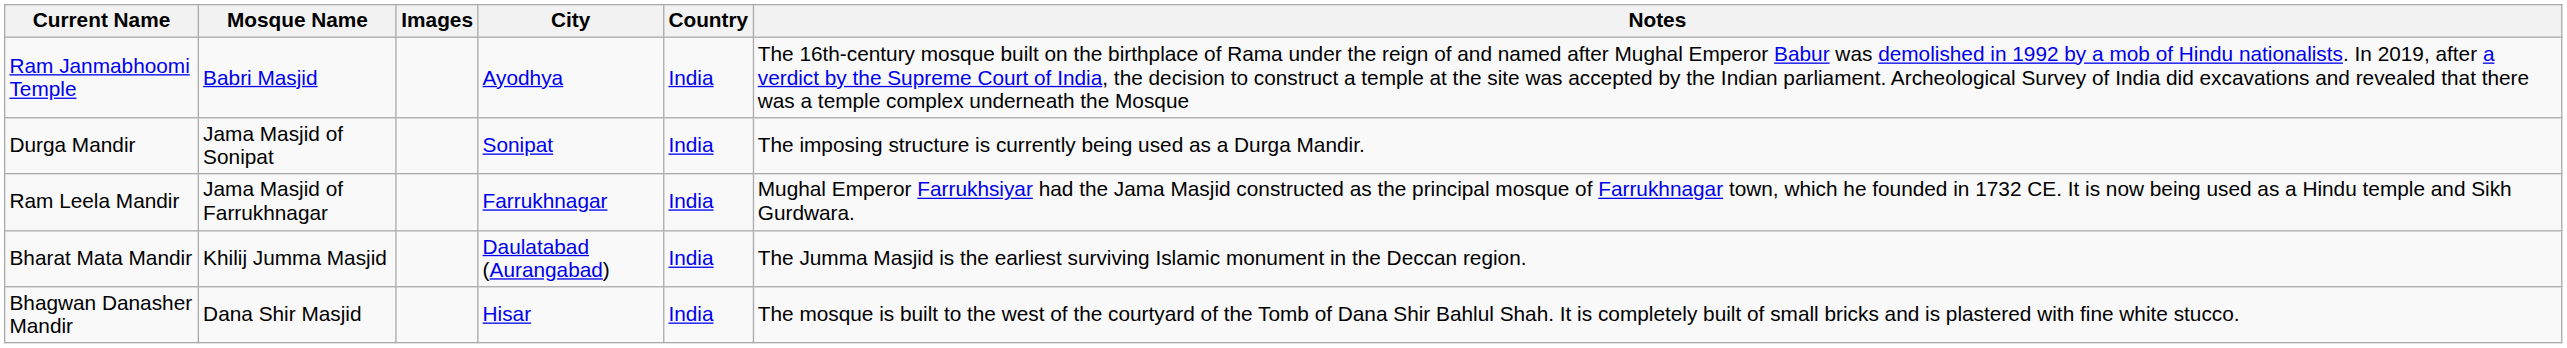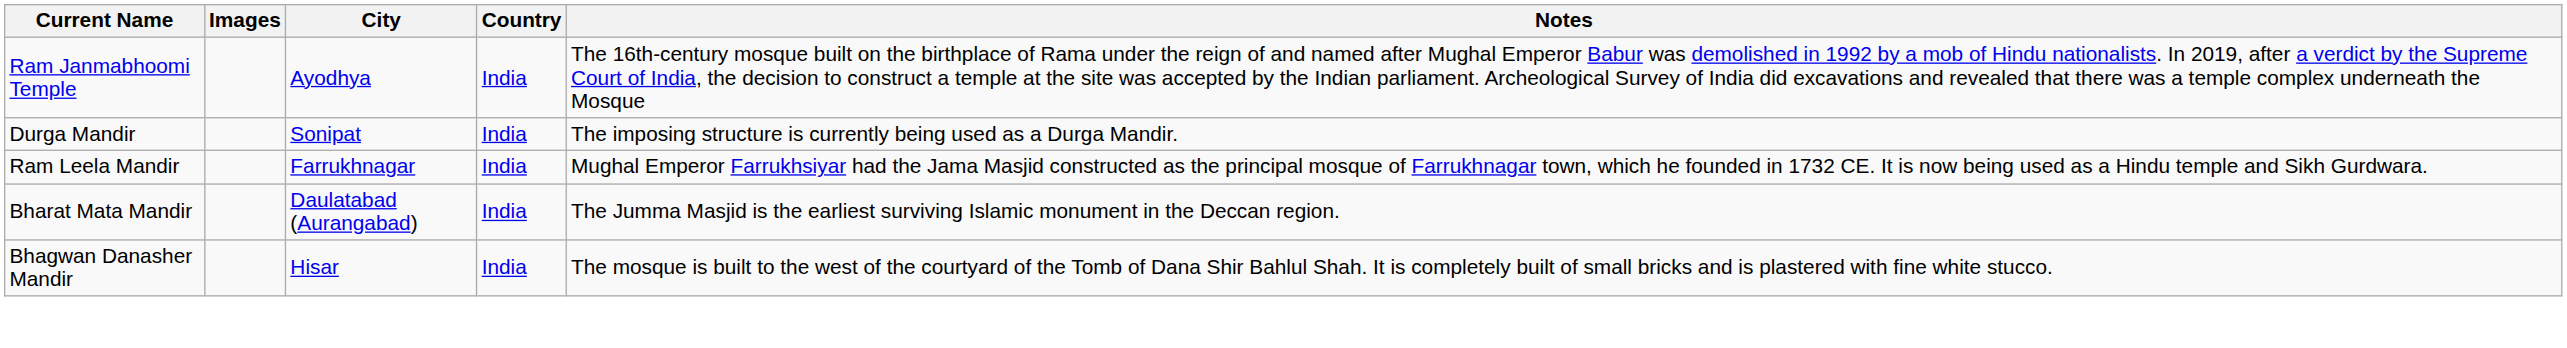- column: (297, 20)
